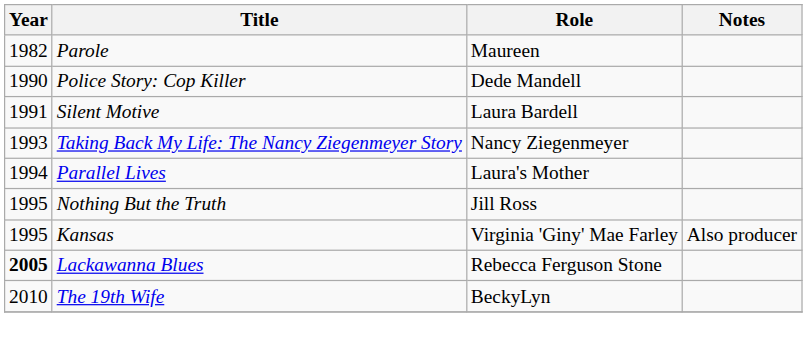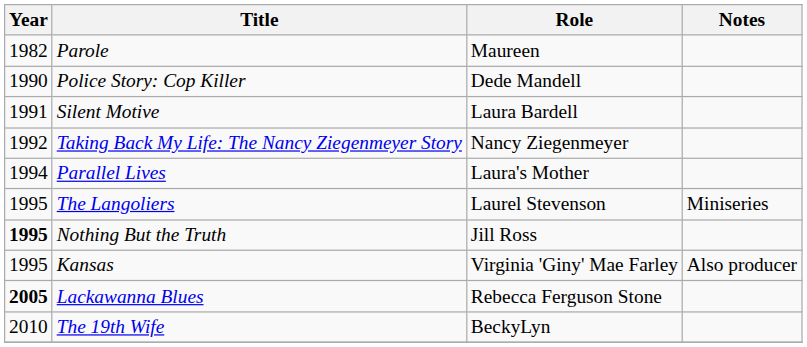(28, 142) 1993 -> (28, 142) 1992
+ row: (116, 204)
(28, 204) normal -> (28, 234) bold
